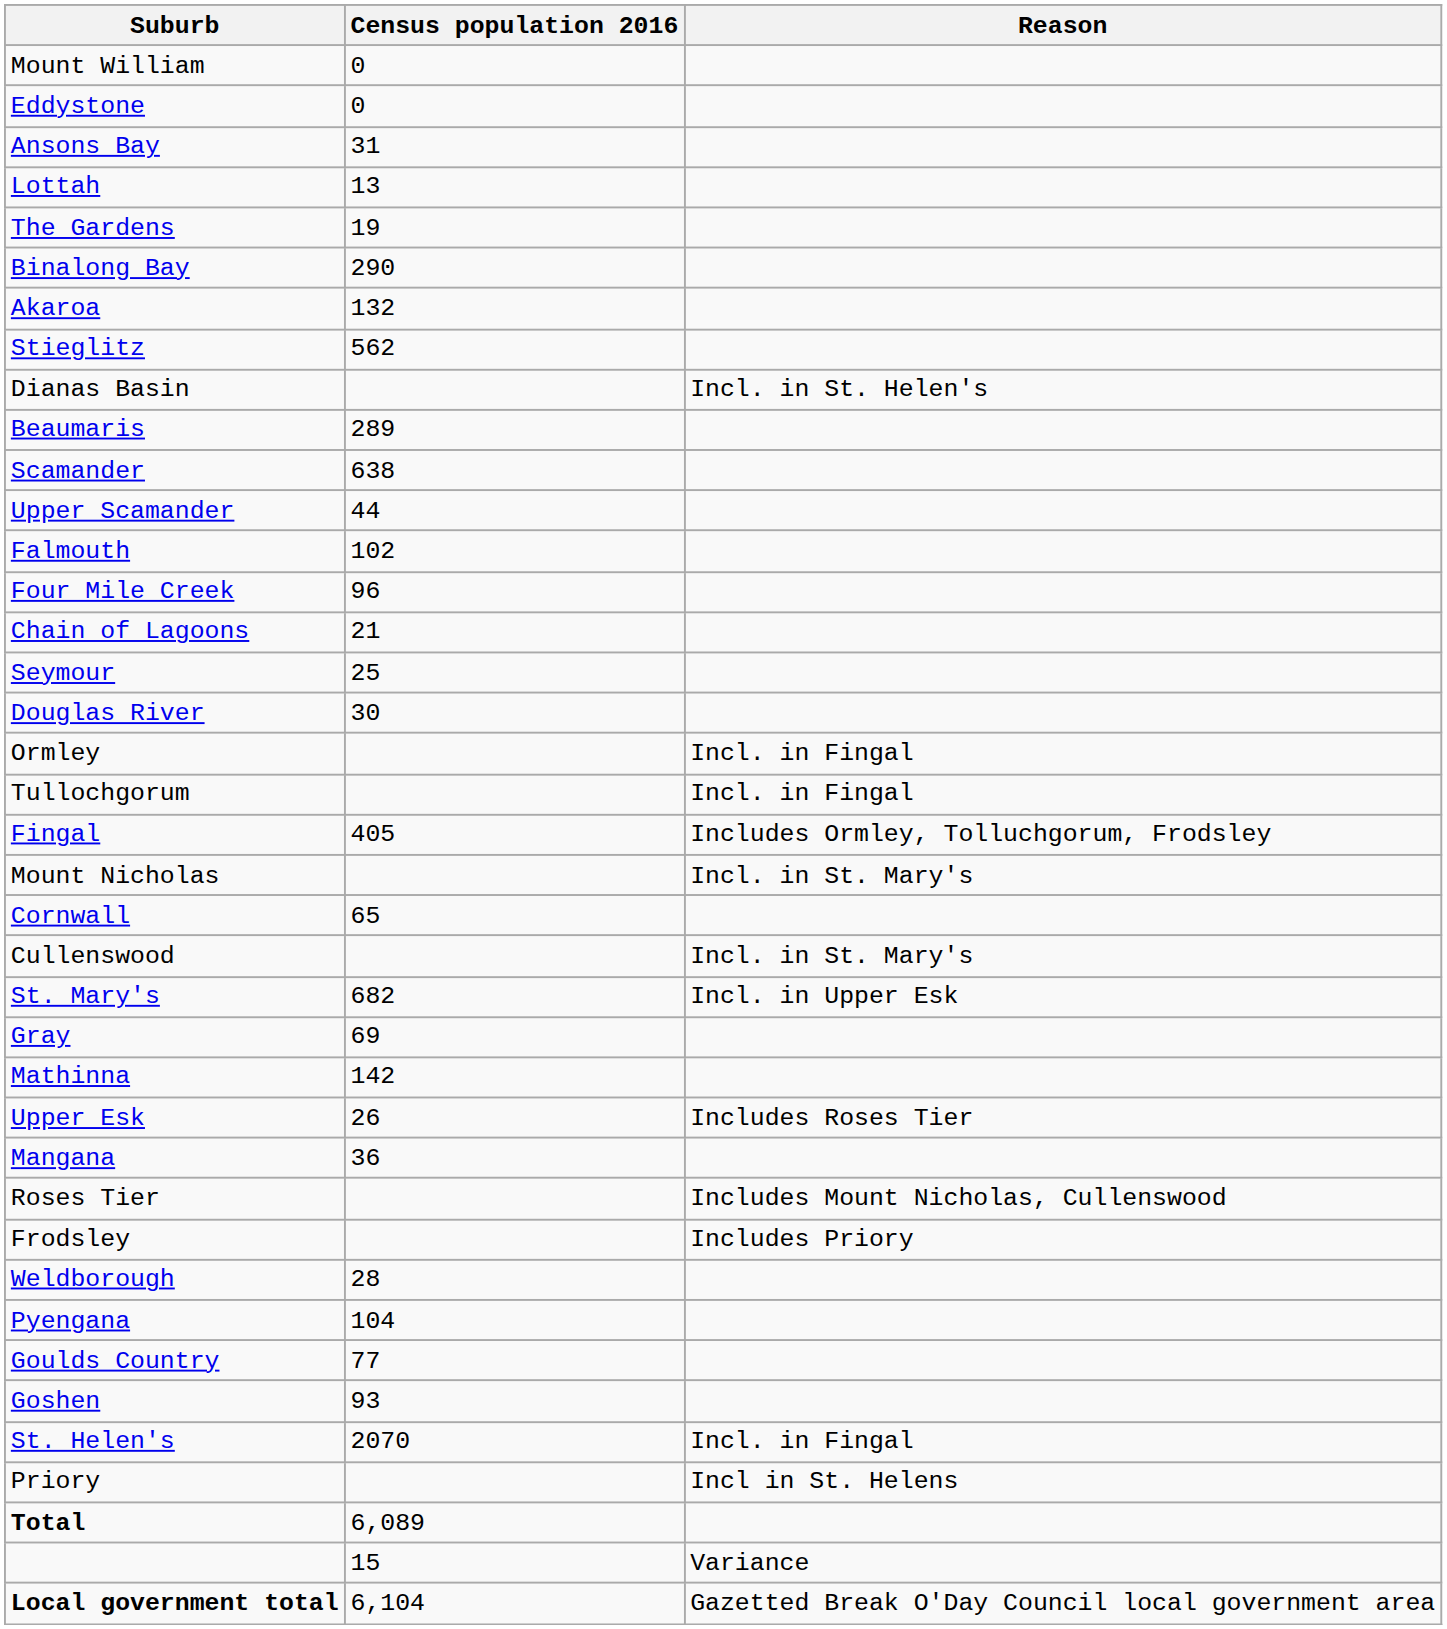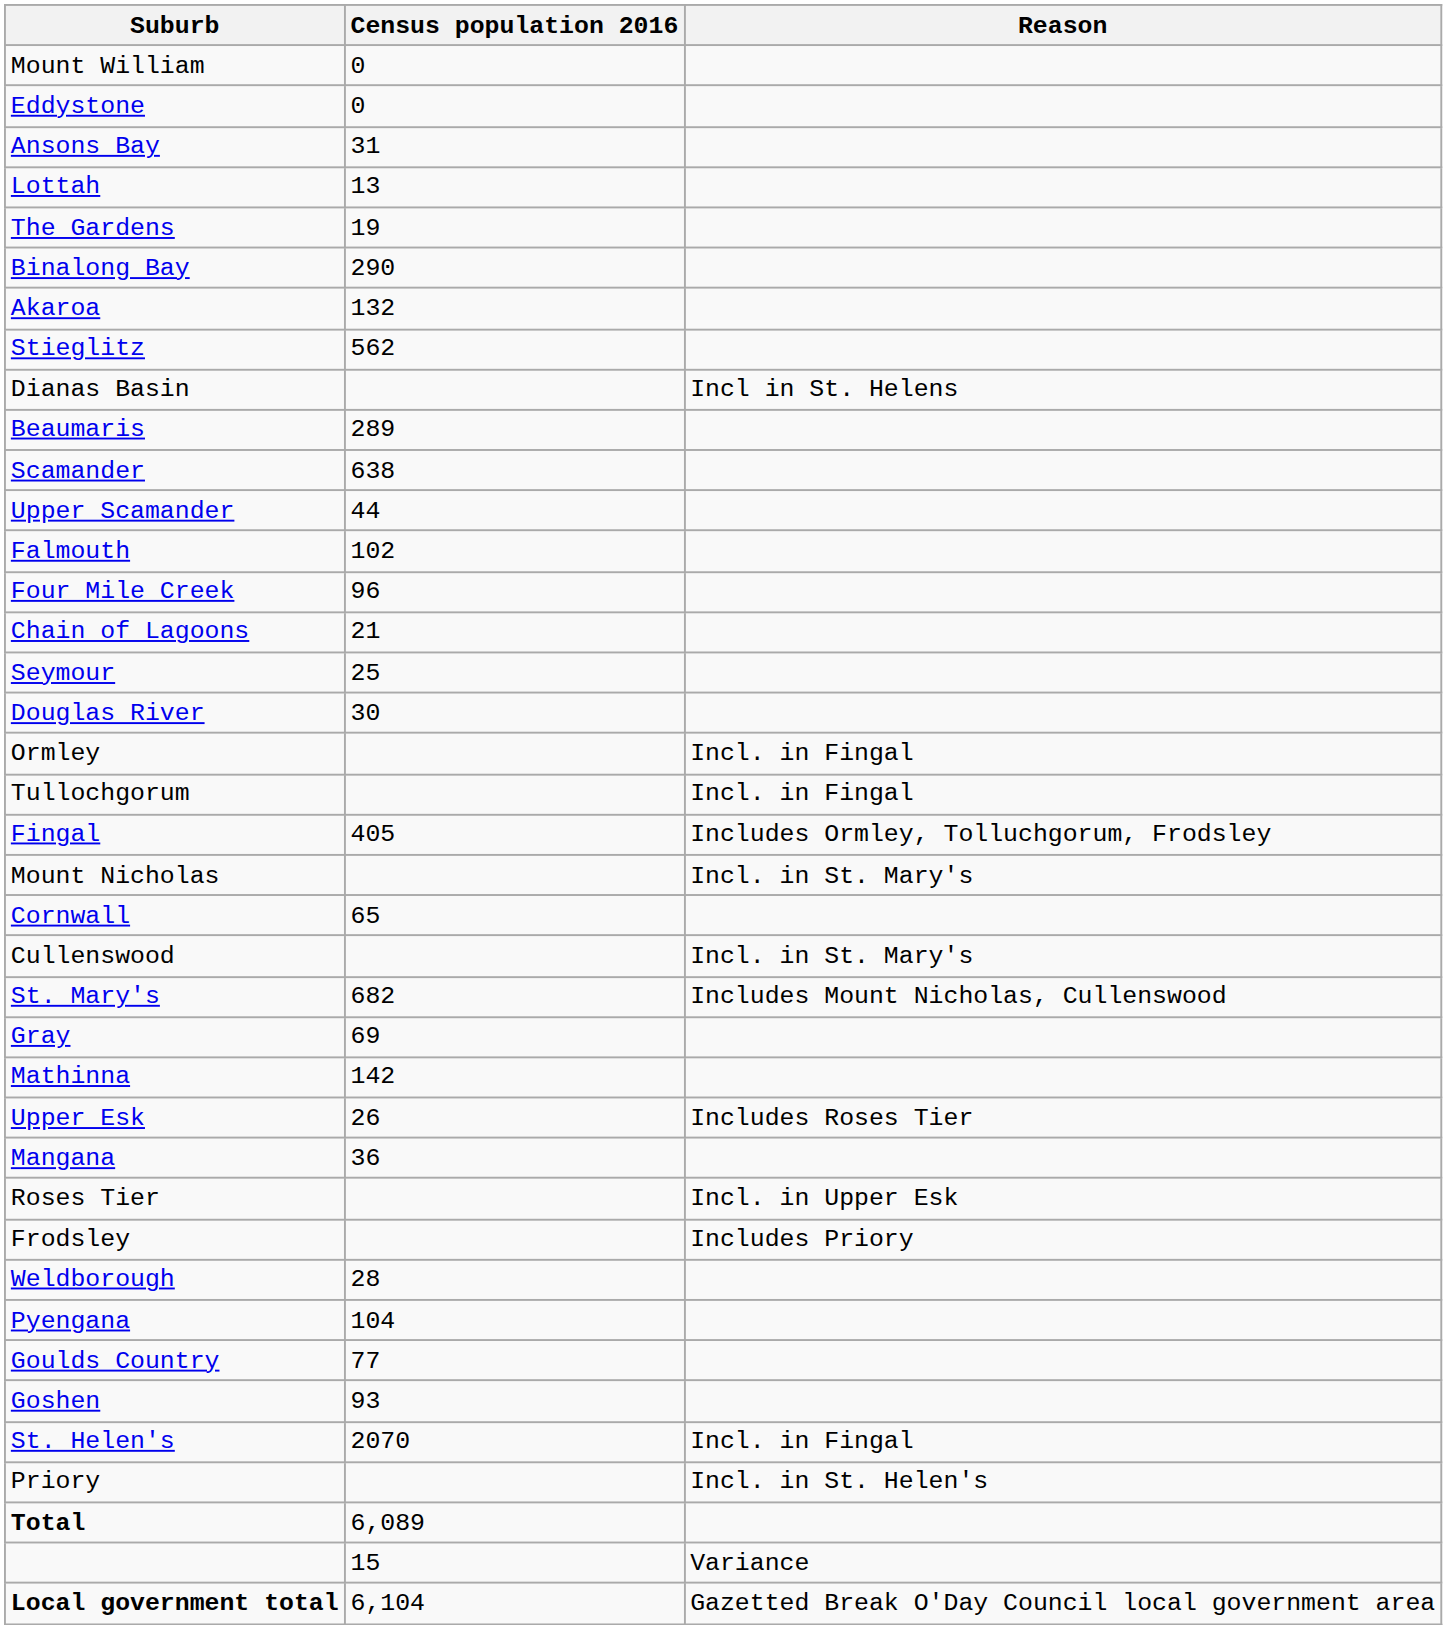(839, 389) Incl. in St. Helen's -> (824, 389) Incl in St. Helens
(824, 996) Incl. in Upper Esk -> (958, 996) Includes Mount Nicholas, Cullenswood
(958, 1199) Includes Mount Nicholas, Cullenswood -> (824, 1199) Incl. in Upper Esk
(824, 1482) Incl in St. Helens -> (839, 1482) Incl. in St. Helen's
